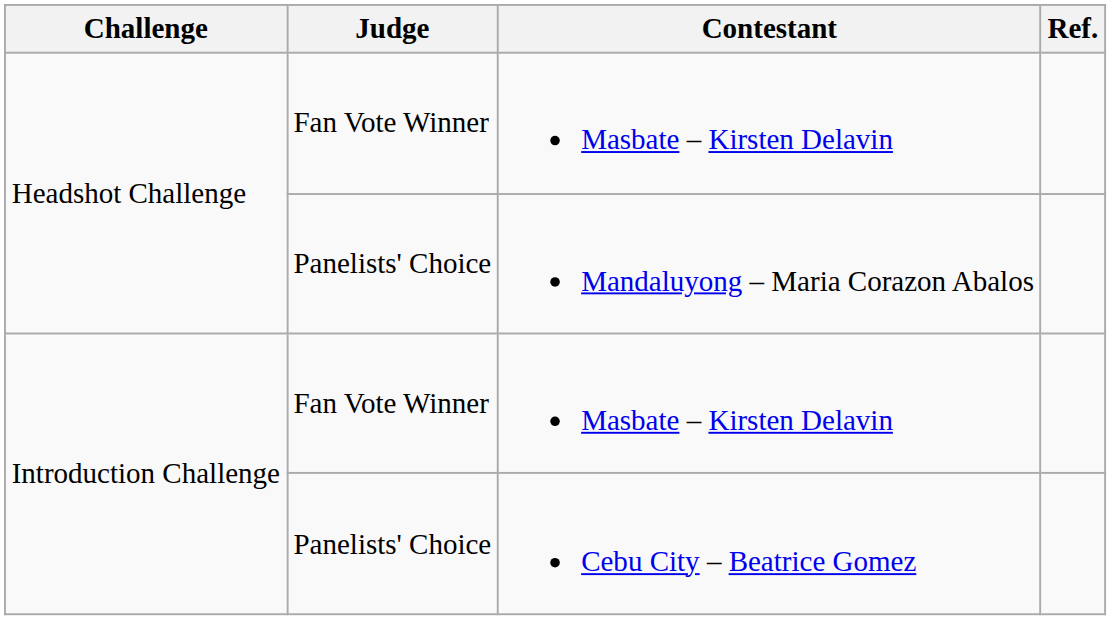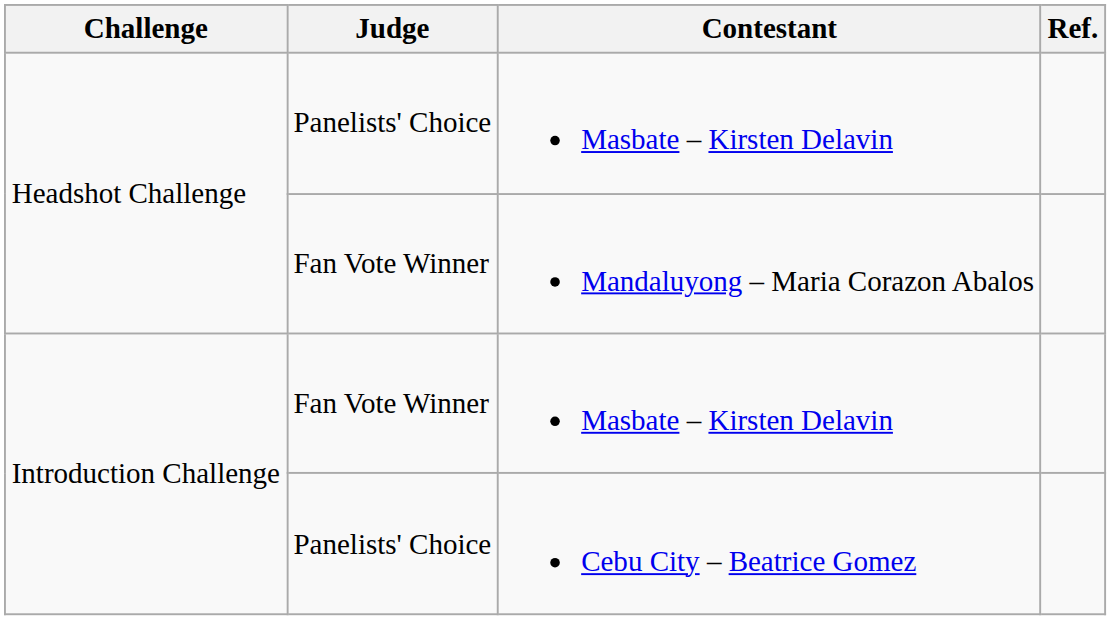(391, 122) Fan Vote Winner -> (392, 122) Panelists' Choice
(392, 262) Panelists' Choice -> (391, 262) Fan Vote Winner
